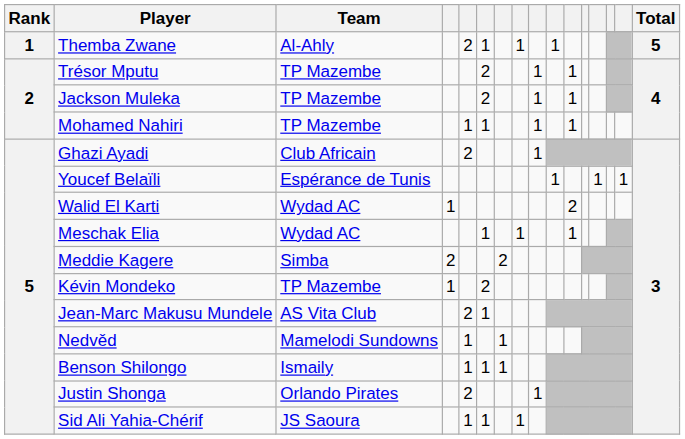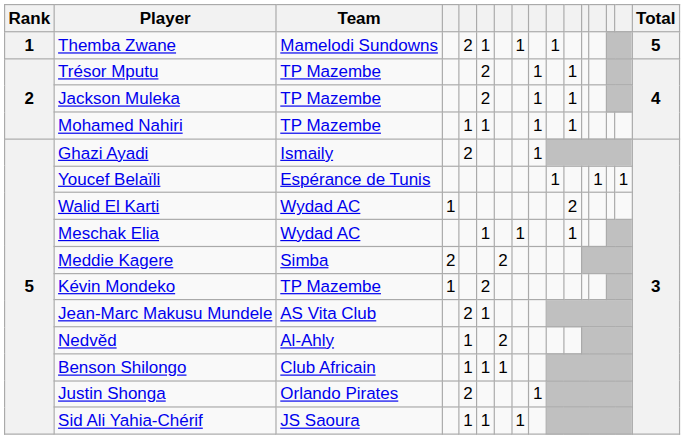(307, 45) Al-Ahly -> (359, 45) Mamelodi Sundowns
(328, 153) Club Africain -> (307, 153) Ismaily
(359, 341) Mamelodi Sundowns -> (307, 341) Al-Ahly
(503, 341) 1 -> (503, 341) 2
(307, 367) Ismaily -> (328, 367) Club Africain
